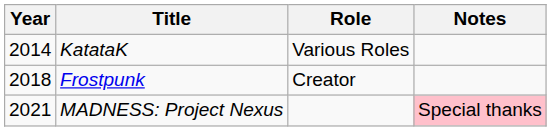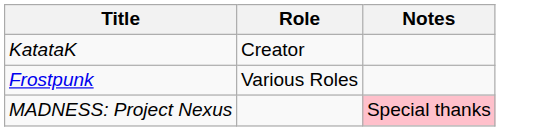- column: (30, 19)
(351, 49) Various Roles -> (273, 49) Creator
(324, 79) Creator -> (300, 79) Various Roles
